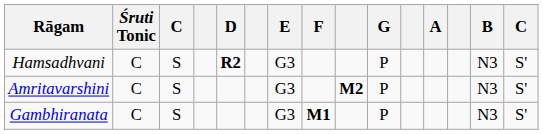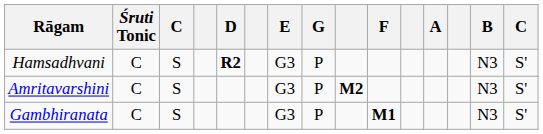columns swapped: (319, 27) <-> (384, 27)
